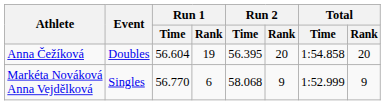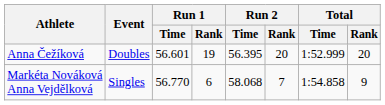(172, 54) 56.604 -> (172, 54) 56.601
(323, 54) 1:54.858 -> (323, 54) 1:52.999
(282, 82) 9 -> (282, 82) 7
(323, 82) 1:52.999 -> (323, 82) 1:54.858
